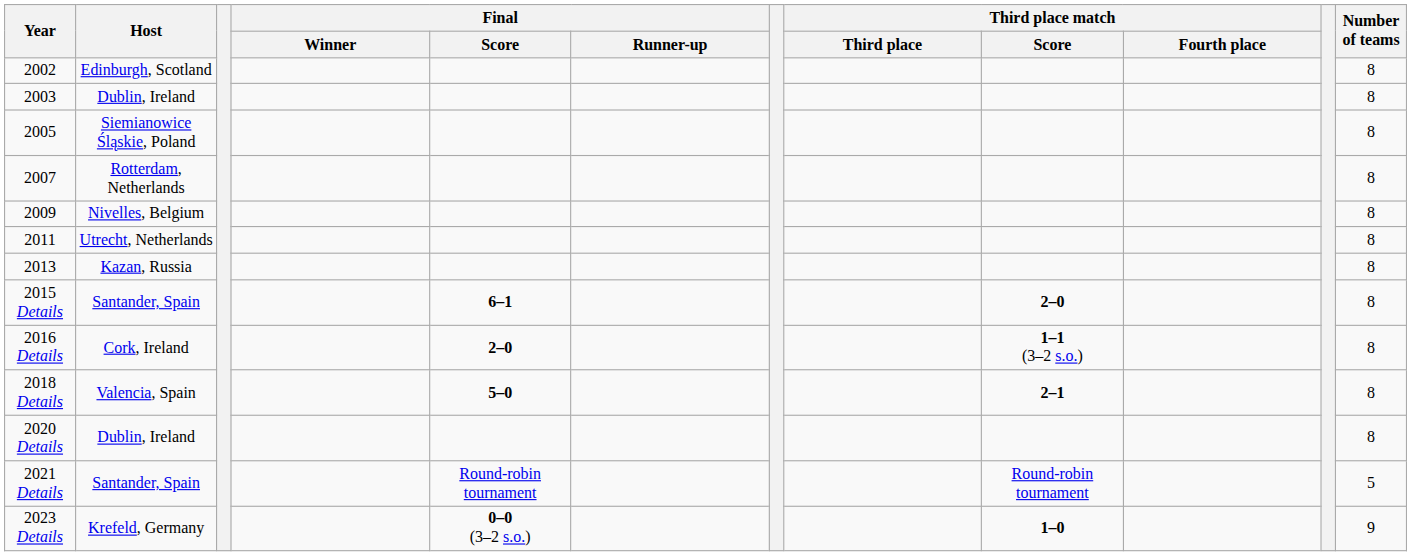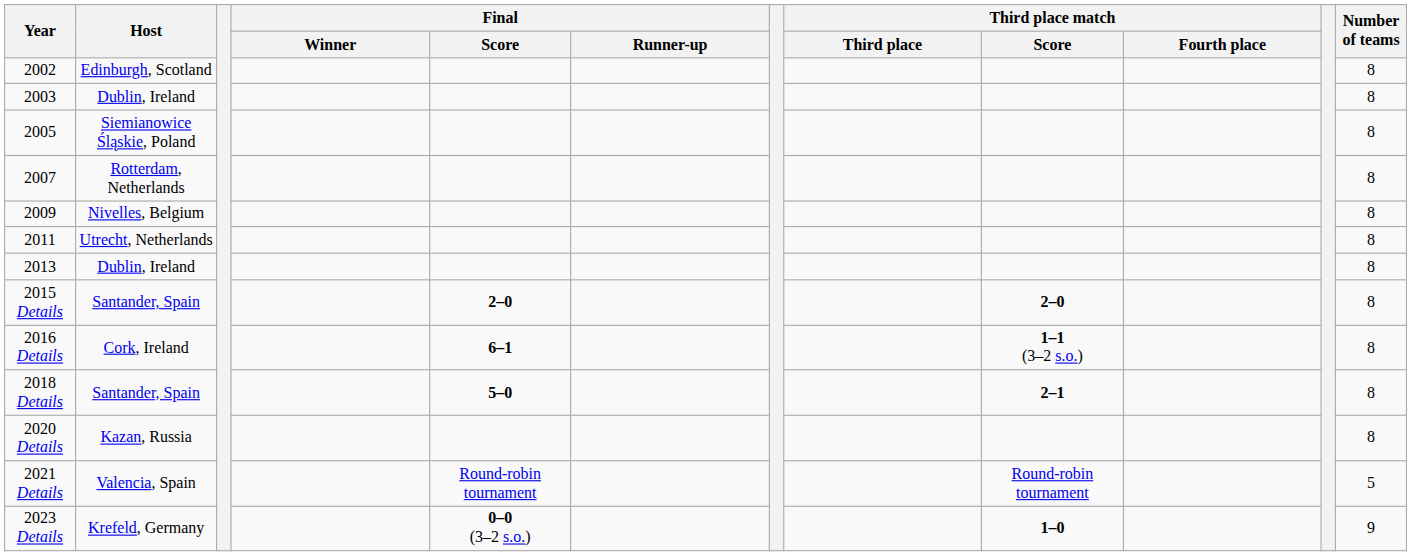(146, 266) Kazan, Russia -> (146, 266) Dublin, Ireland
(500, 302) 6–1 -> (500, 302) 2–0
(500, 347) 2–0 -> (500, 347) 6–1
(146, 392) Valencia, Spain -> (146, 392) Santander, Spain
(146, 438) Dublin, Ireland -> (146, 438) Kazan, Russia
(146, 483) Santander, Spain -> (146, 483) Valencia, Spain
